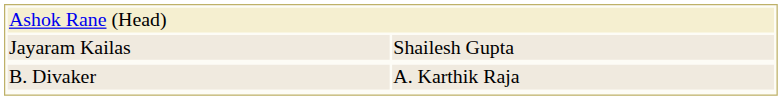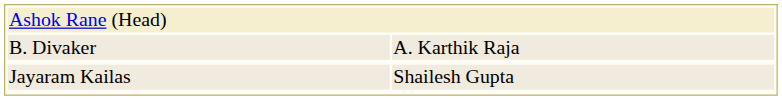rows swapped: (52, 77) <-> (70, 47)
